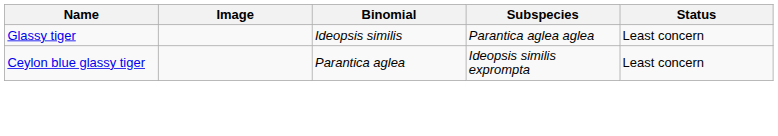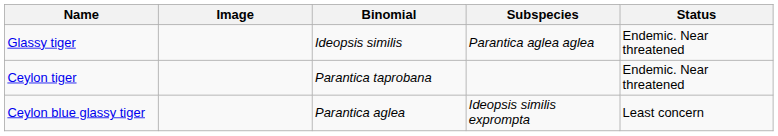(663, 35) Least concern -> (665, 42) Endemic. Near threatened
+ row: (42, 77)
